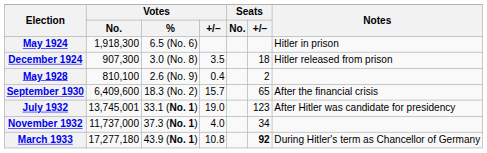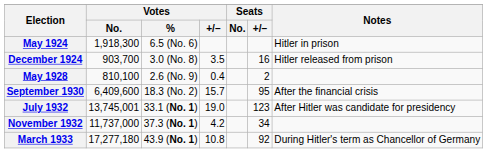(121, 60) 907,300 -> (121, 60) 903,700
(263, 60) 18 -> (263, 60) 16
(263, 92) 65 -> (263, 92) 95
(216, 124) 4.0 -> (216, 124) 4.2
(263, 140) bold -> (263, 140) normal
